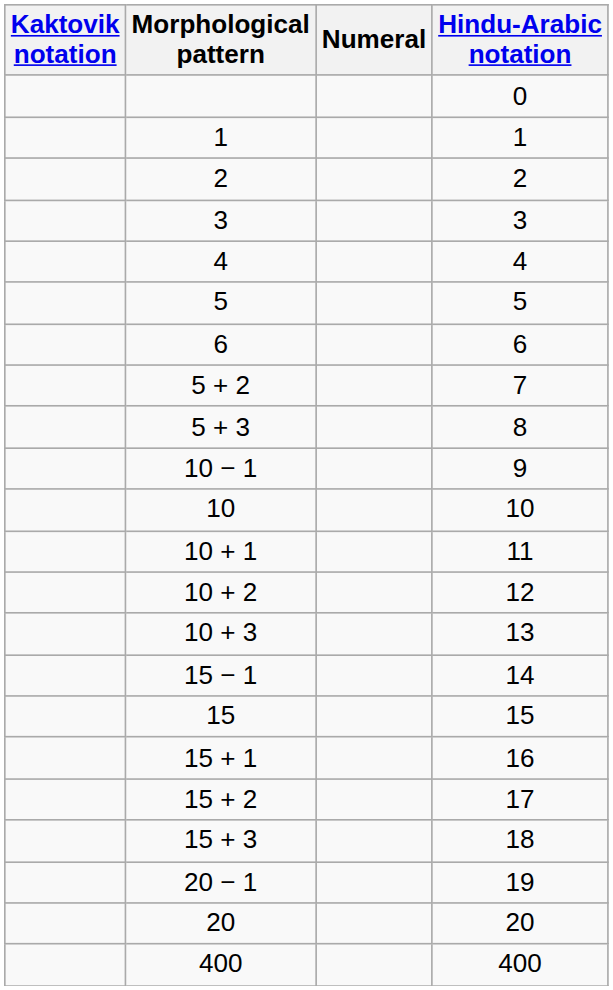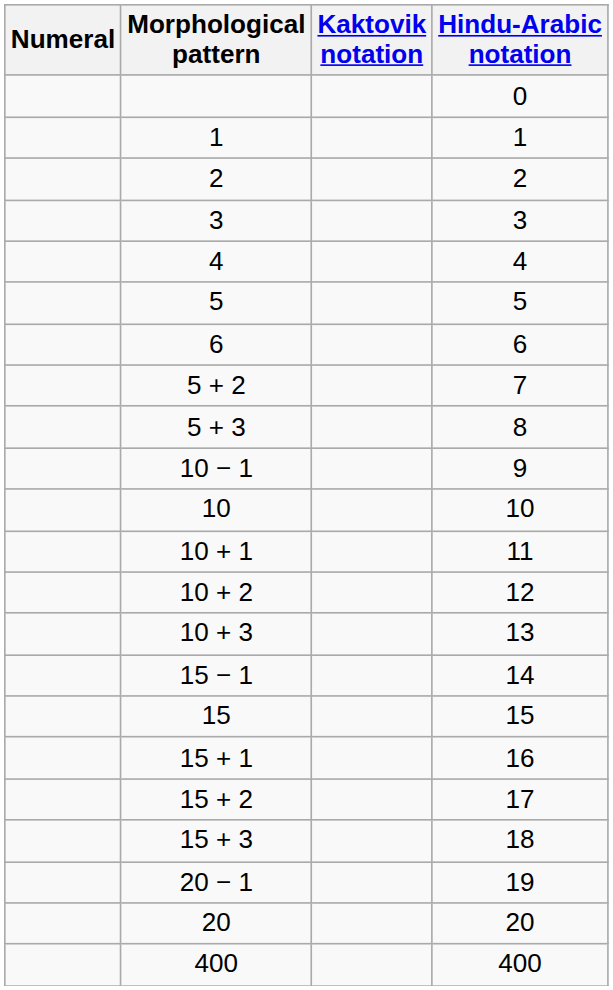columns swapped: (374, 39) <-> (65, 39)
